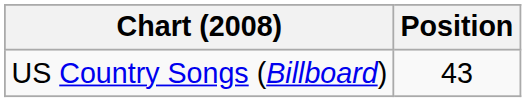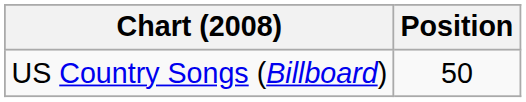(457, 72) 43 -> (457, 72) 50
